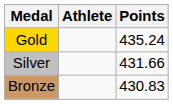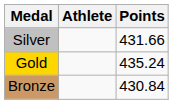rows swapped: (31, 39) <-> (31, 63)
(142, 87) 430.83 -> (142, 87) 430.84
